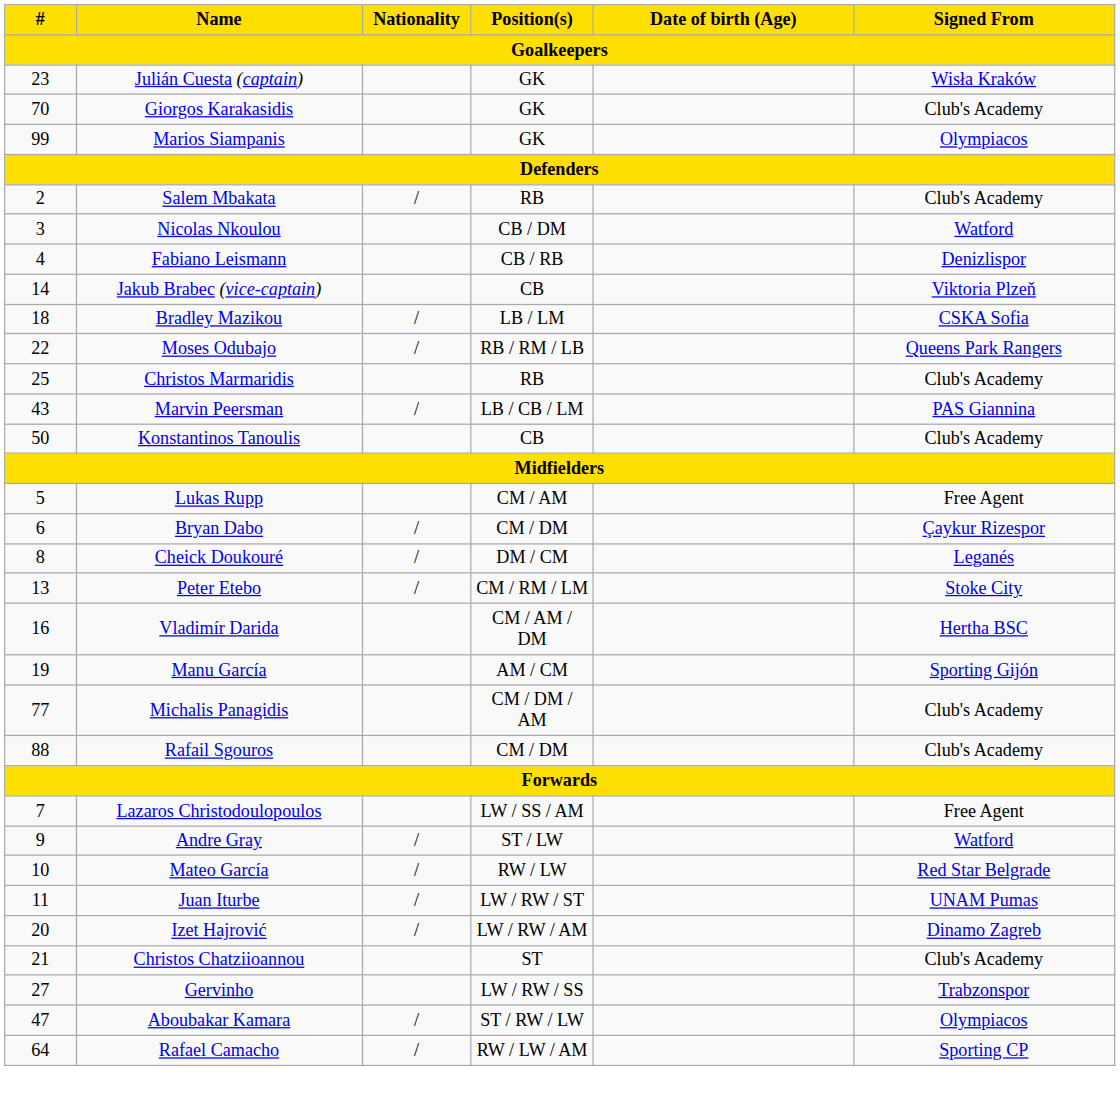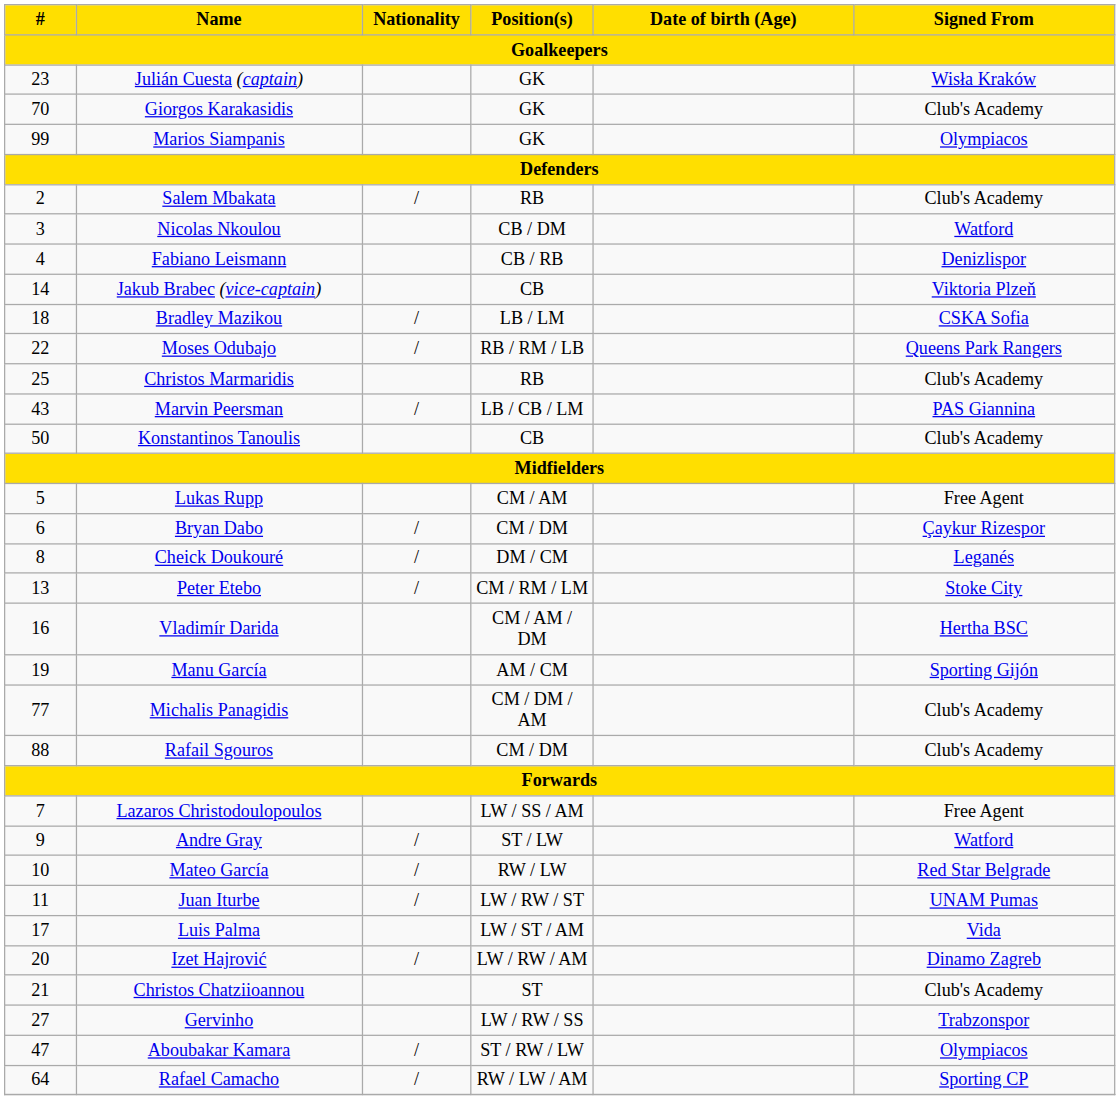+ row: (219, 930)
